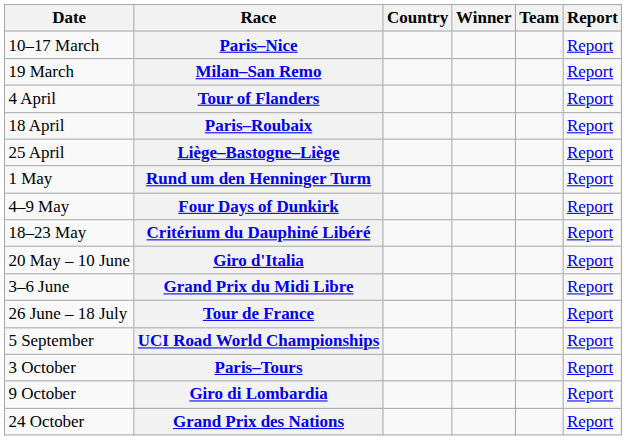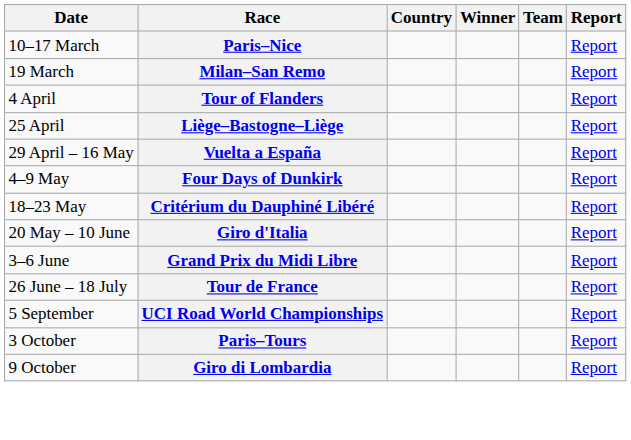- row: (259, 125)
+ row: (262, 152)
- row: (259, 179)
- row: (259, 421)
